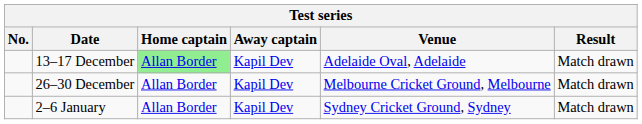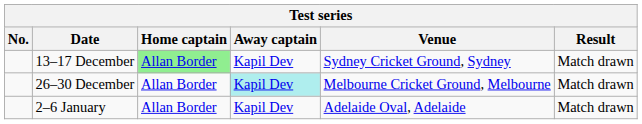(395, 61) Adelaide Oval, Adelaide -> (417, 61) Sydney Cricket Ground, Sydney
(263, 84) no background -> (263, 84) paleturquoise background
(417, 107) Sydney Cricket Ground, Sydney -> (395, 107) Adelaide Oval, Adelaide
